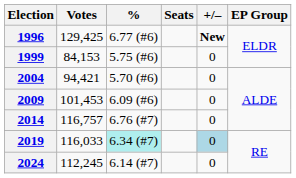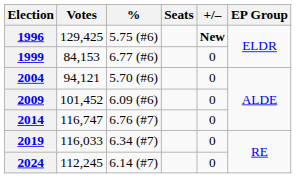(134, 36) 6.77 (#6) -> (134, 36) 5.75 (#6)
(134, 57) 5.75 (#6) -> (134, 57) 6.77 (#6)
(82, 78) 94,421 -> (82, 78) 94,121
(82, 99) 101,453 -> (82, 99) 101,452
(82, 120) 116,757 -> (82, 120) 116,747
(134, 141) paleturquoise background -> (134, 141) no background
(212, 141) lightblue background -> (212, 141) no background
